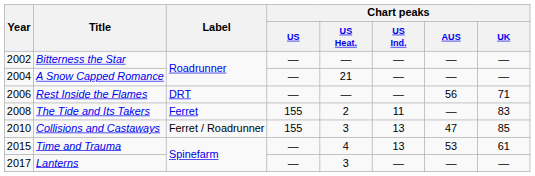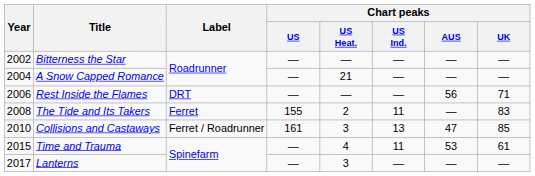(293, 128) 155 -> (293, 128) 161
(398, 146) 13 -> (398, 146) 11
